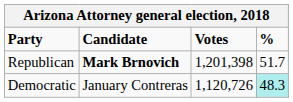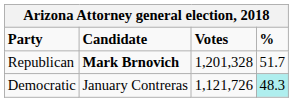(224, 62) 1,201,398 -> (224, 62) 1,201,328
(224, 85) 1,120,726 -> (224, 85) 1,121,726
